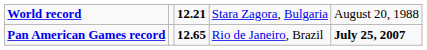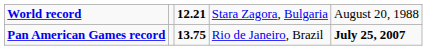(192, 34) 12.65 -> (192, 34) 13.75
